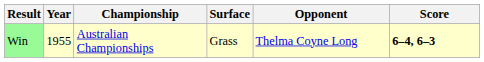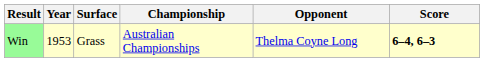columns swapped: (140, 14) <-> (230, 14)
(59, 40) 1955 -> (59, 40) 1953
